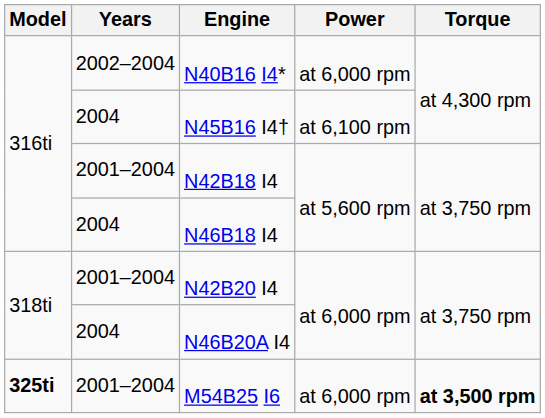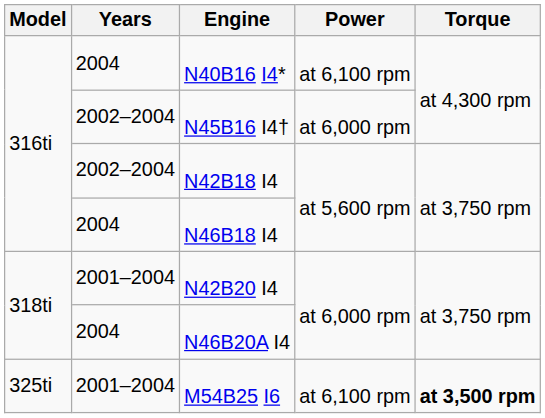(125, 62) 2002–2004 -> (98, 62) 2004
(355, 74) at 6,000 rpm -> (355, 74) at 6,100 rpm
(98, 116) 2004 -> (125, 116) 2002–2004
(355, 127) at 6,100 rpm -> (355, 127) at 6,000 rpm
(125, 170) 2001–2004 -> (125, 170) 2002–2004
(32, 385) bold -> (31, 385) normal
(355, 396) at 6,000 rpm -> (355, 396) at 6,100 rpm
